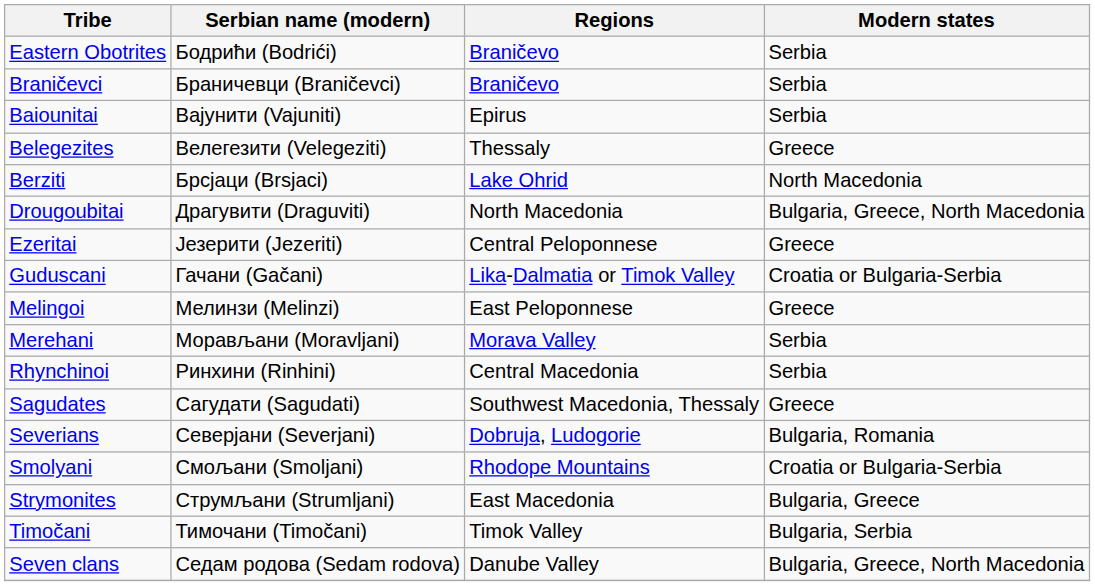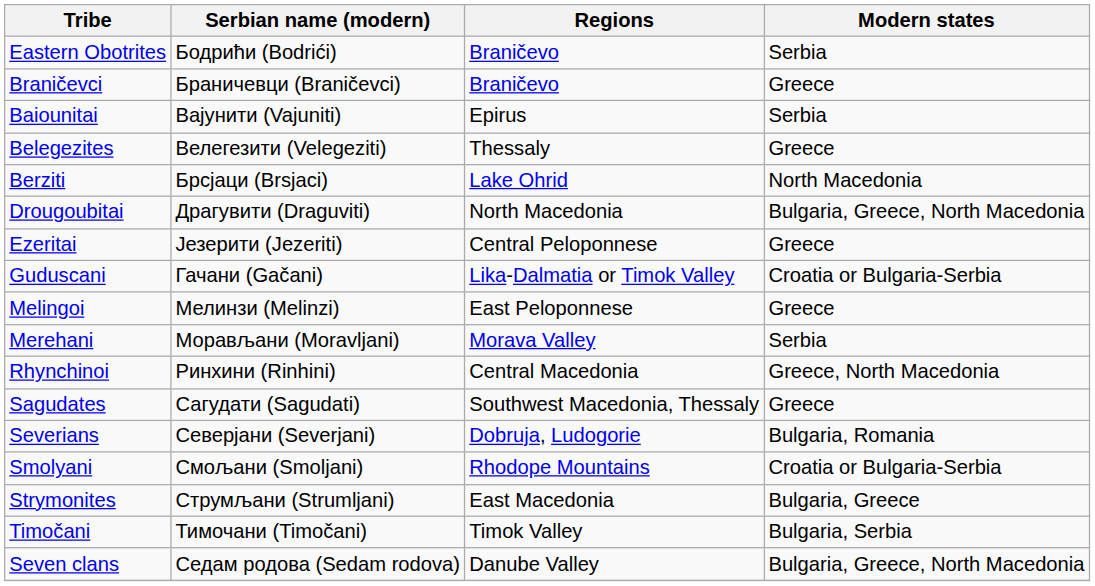(798, 84) Serbia -> (802, 84) Greece
(798, 372) Serbia -> (884, 372) Greece, North Macedonia
